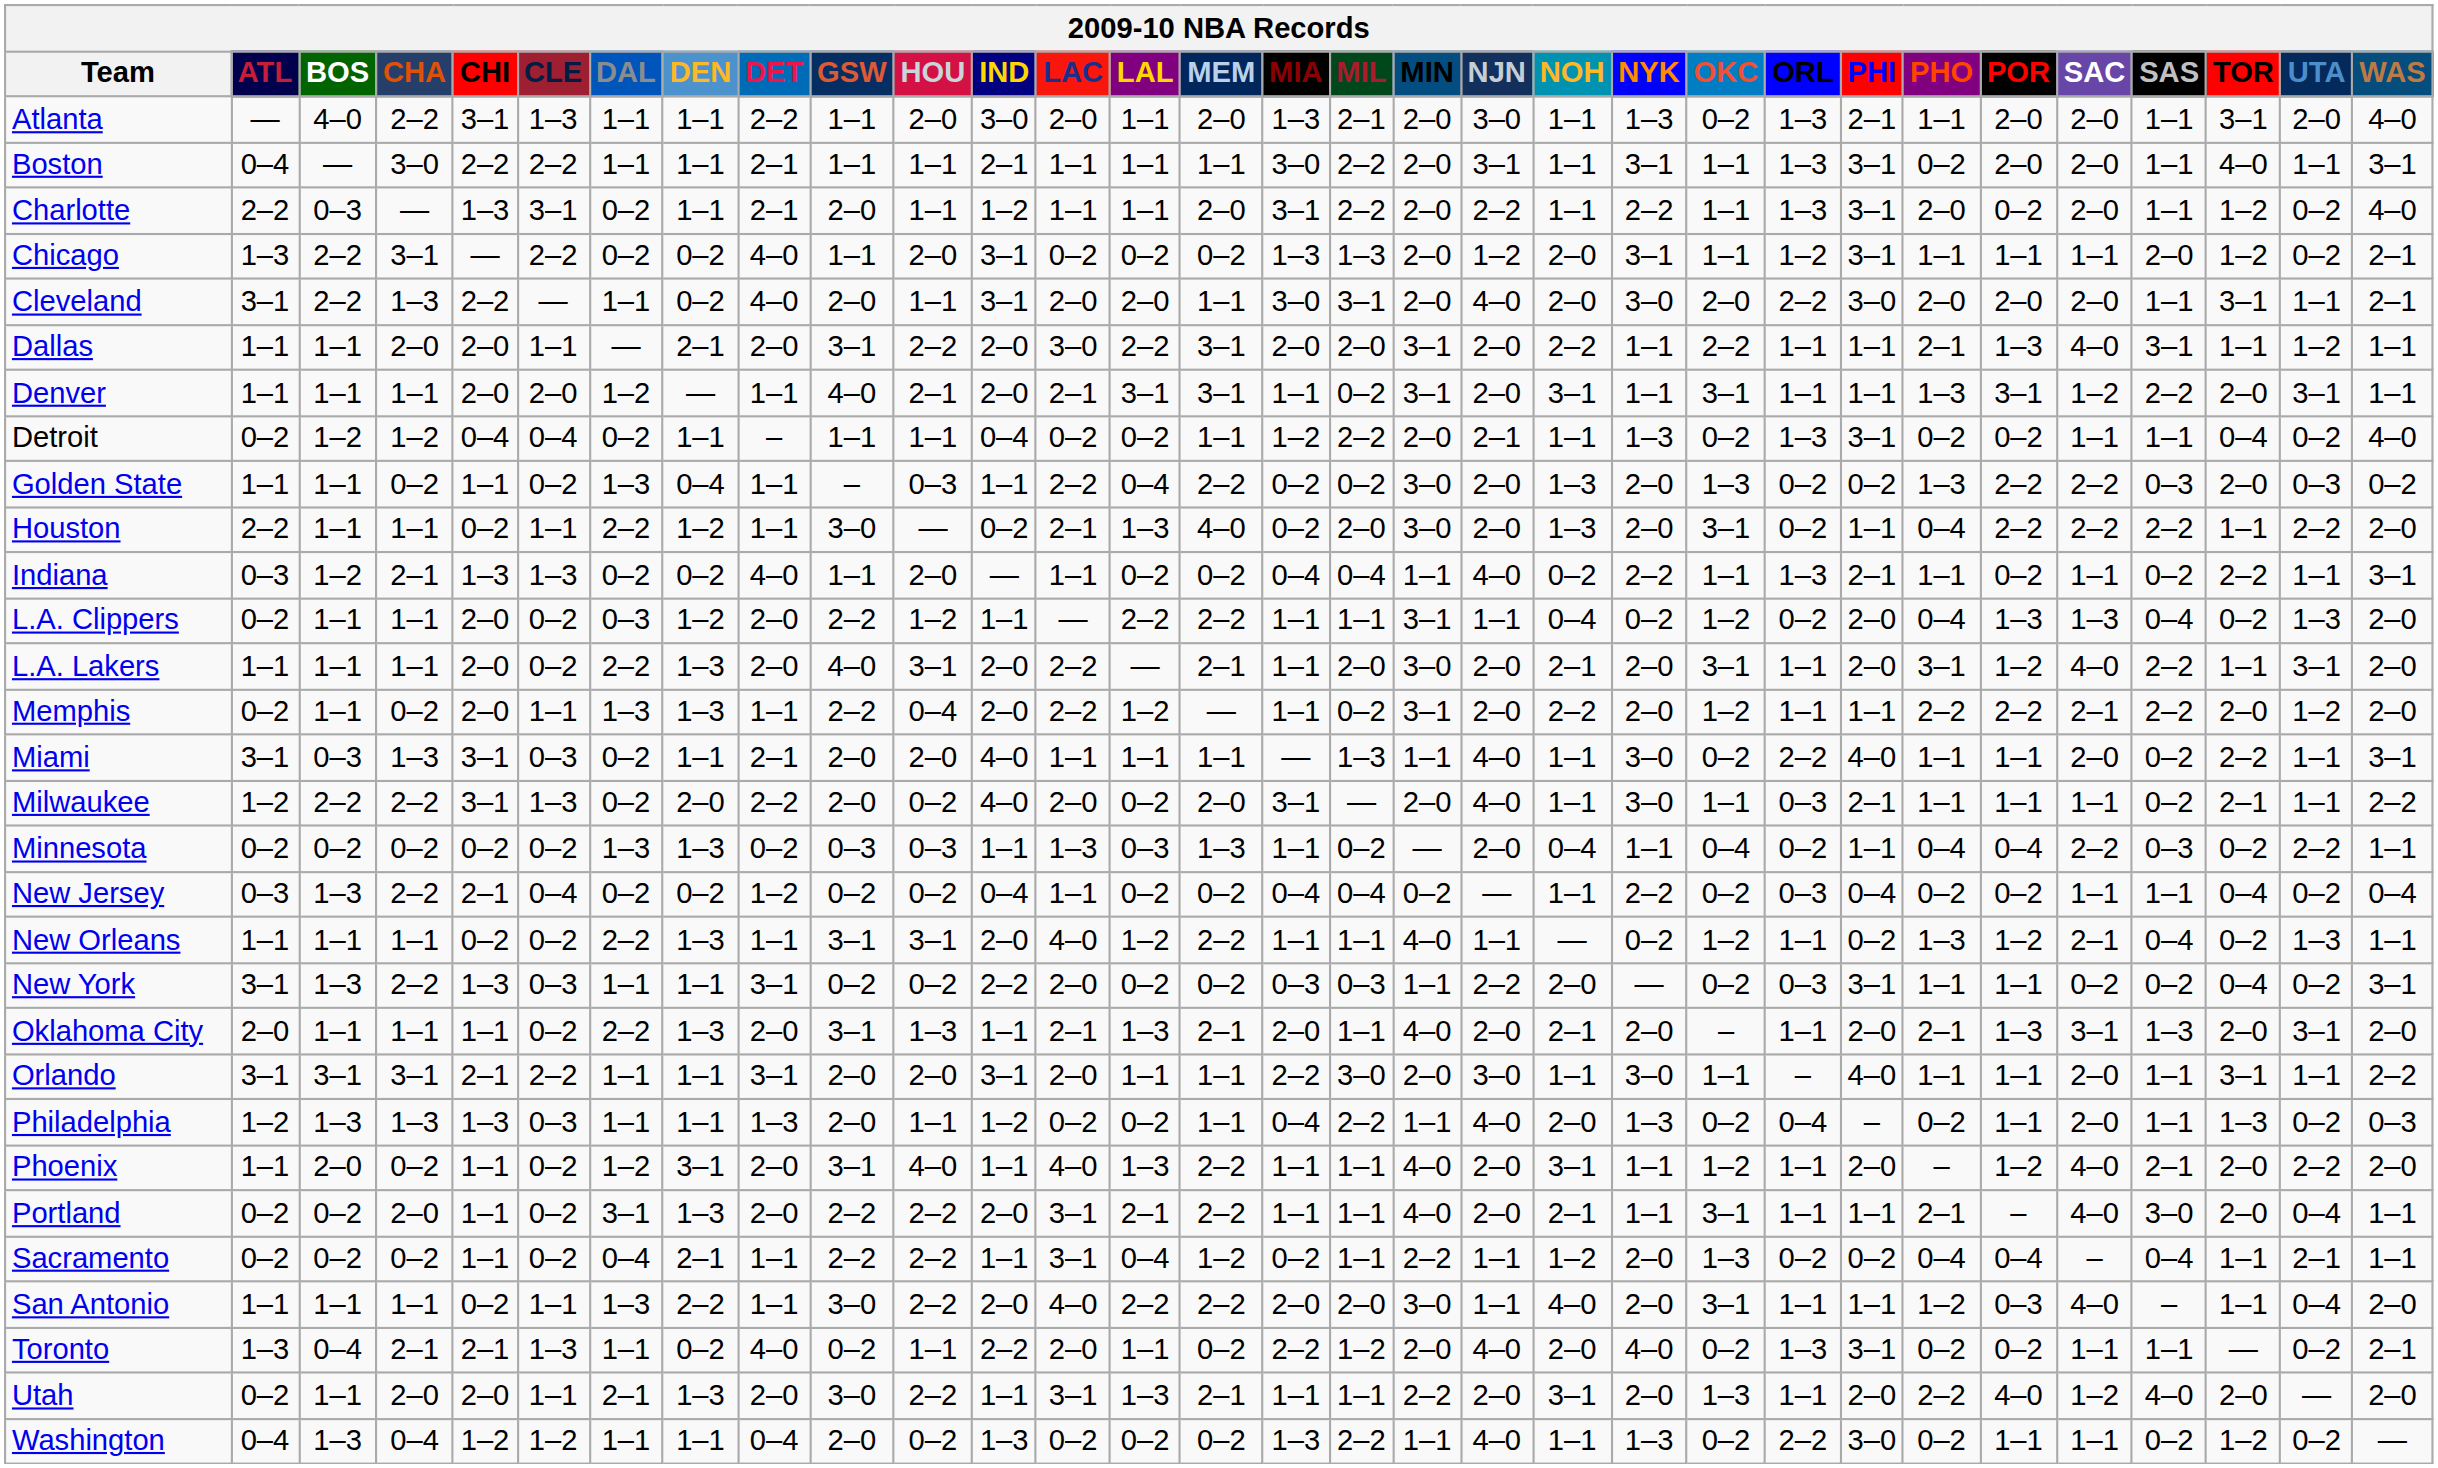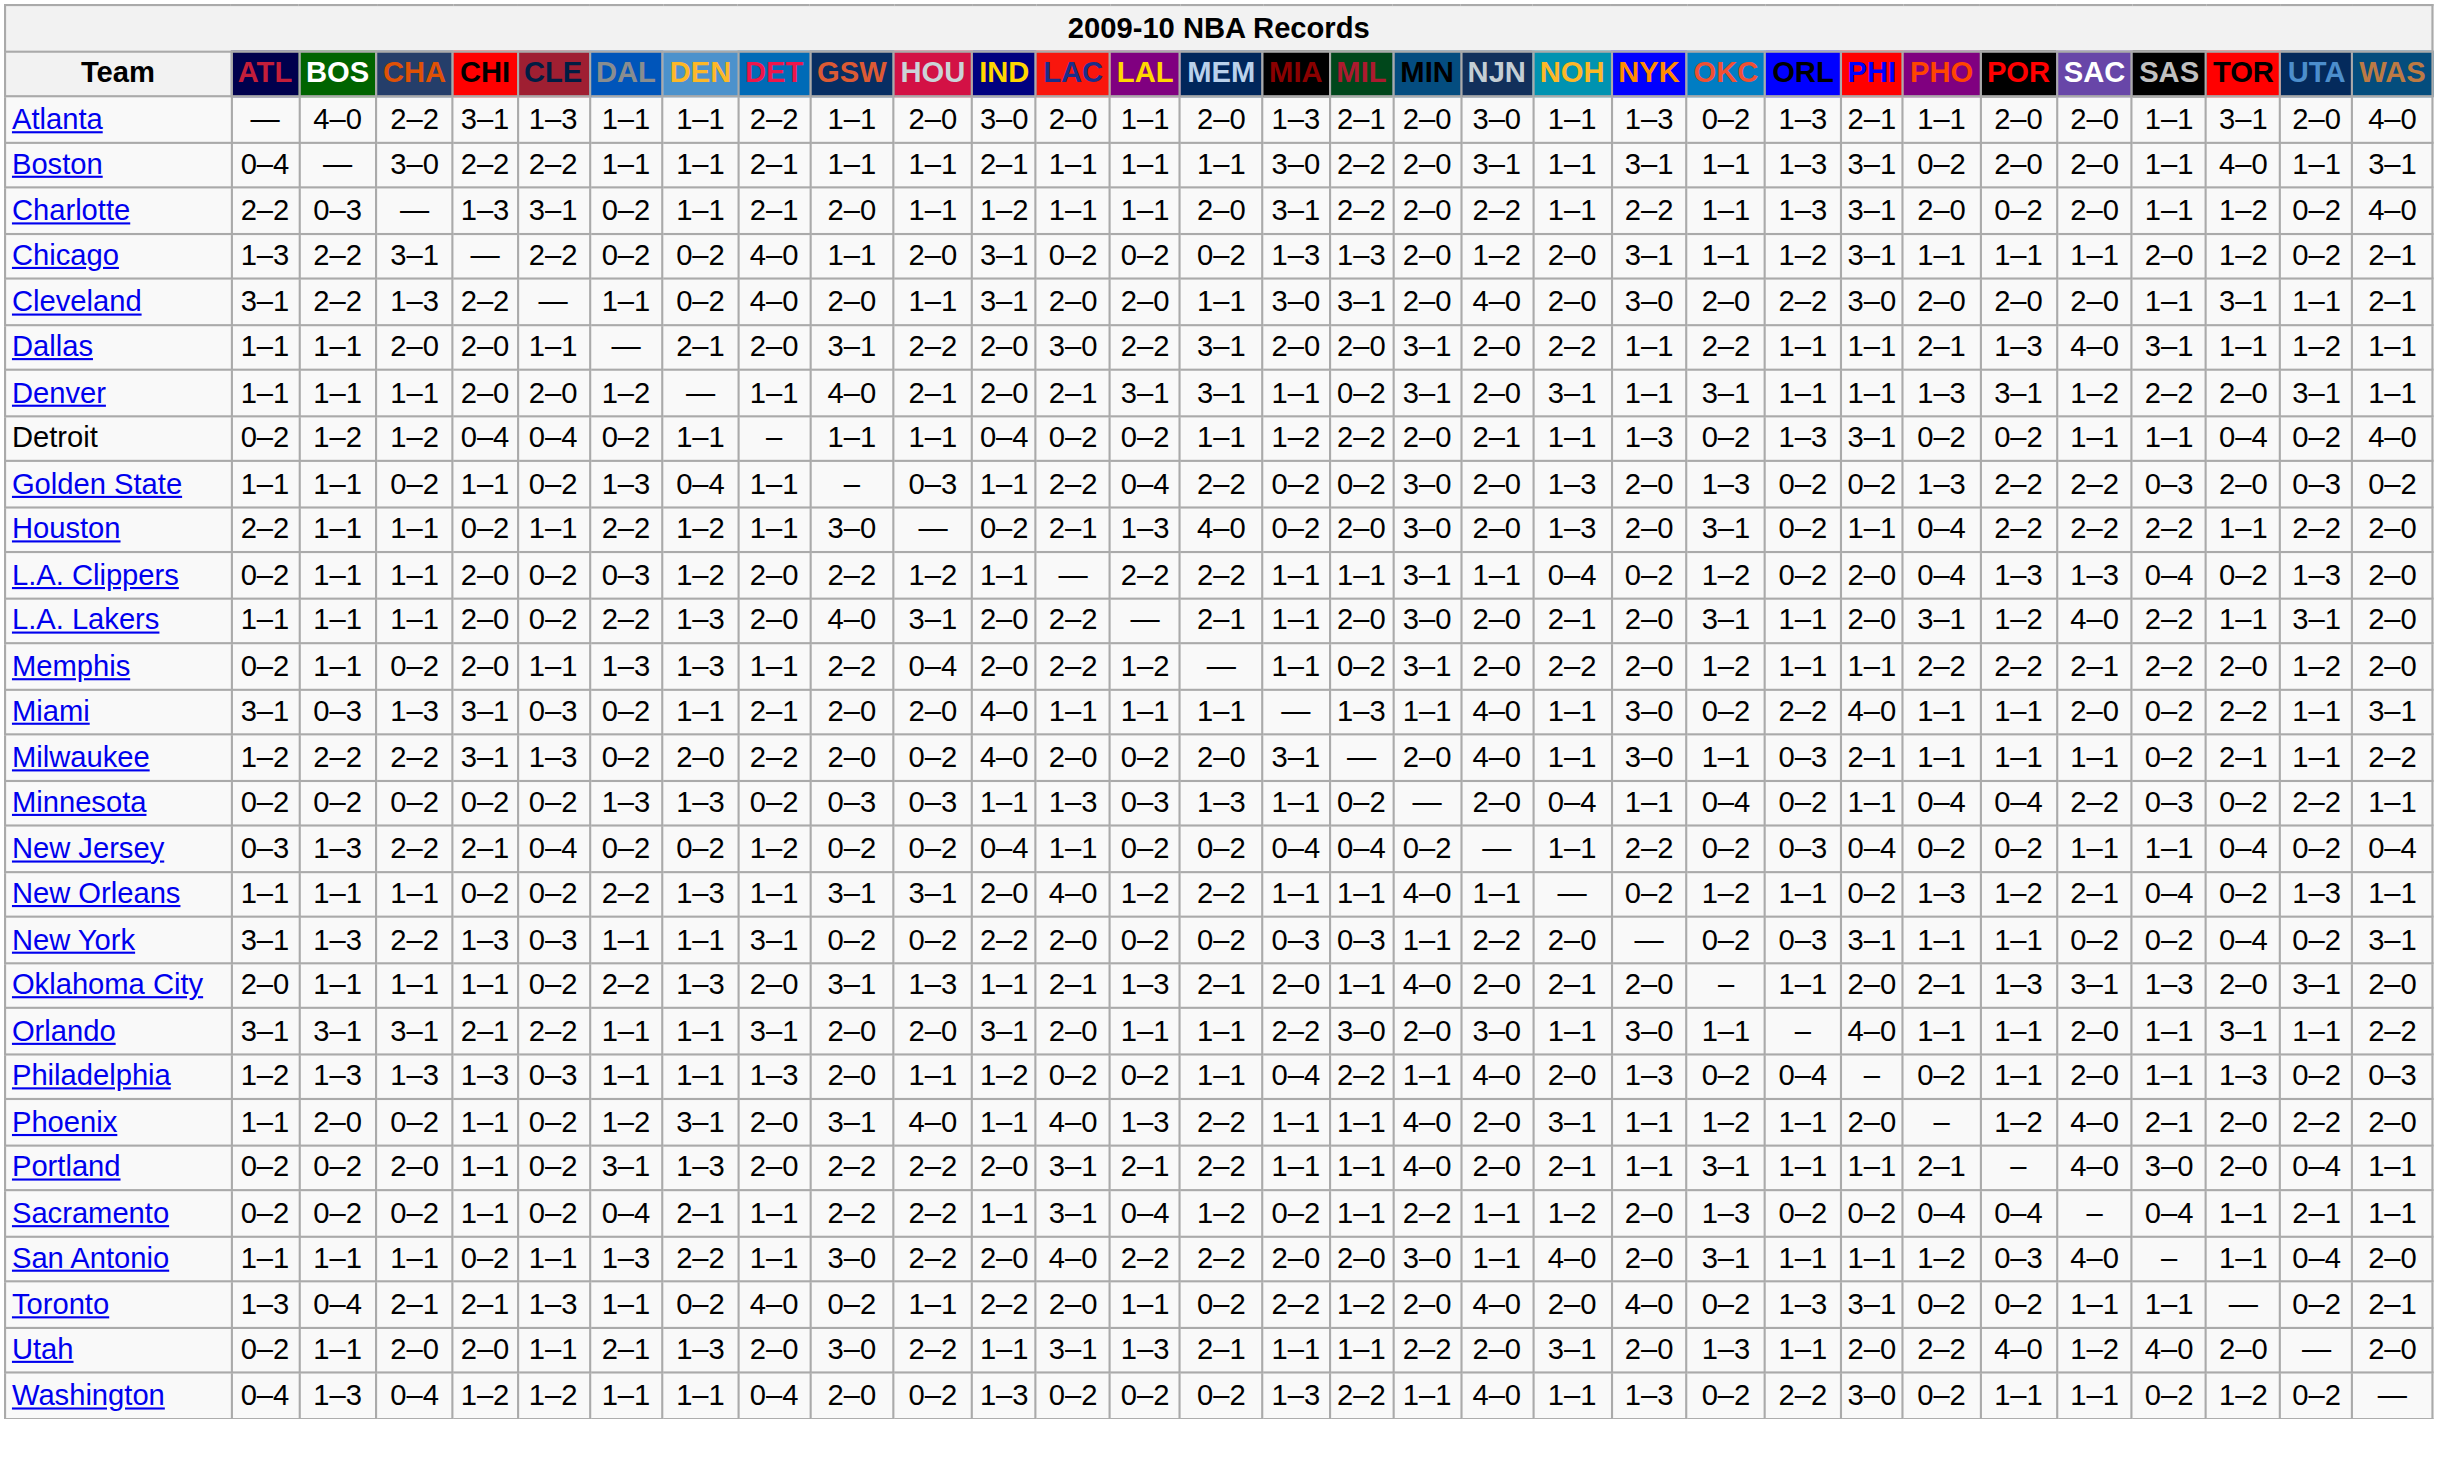- row: (60, 575)
